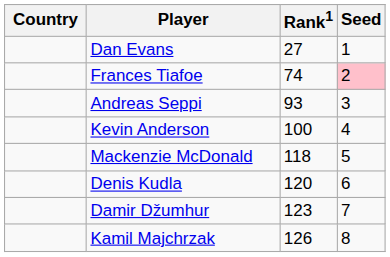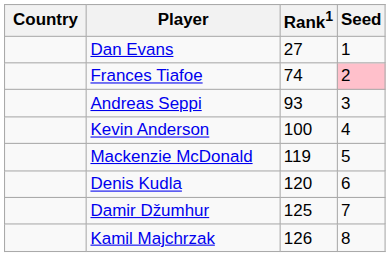(297, 157) 118 -> (297, 157) 119
(298, 210) 123 -> (298, 210) 125
